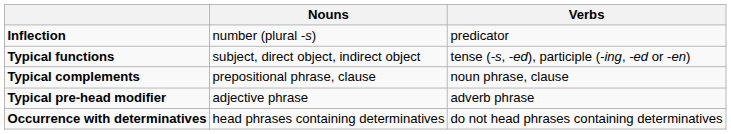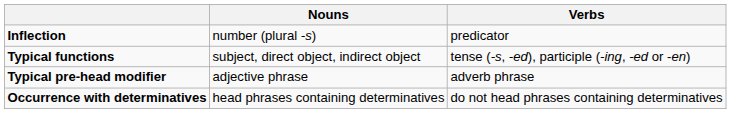- row: (74, 77)
